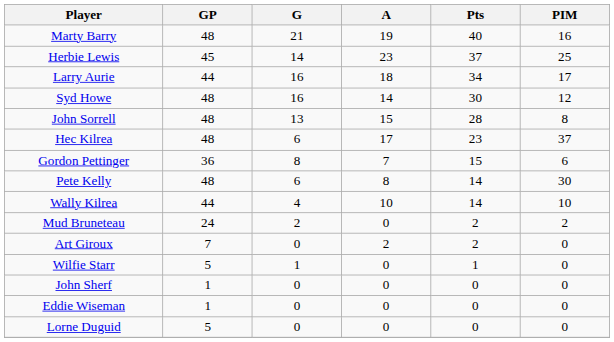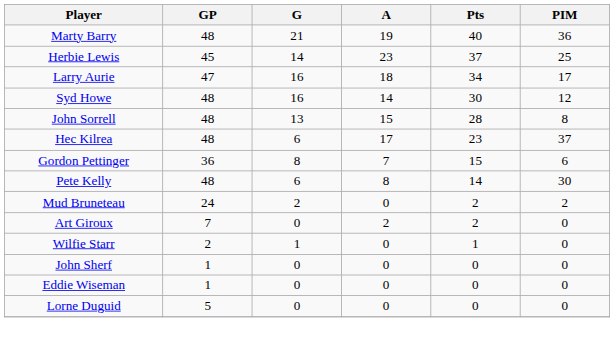(565, 35) 16 -> (565, 35) 36
(208, 77) 44 -> (208, 77) 47
- row: (84, 202)
(208, 264) 5 -> (208, 243) 2
